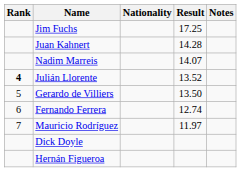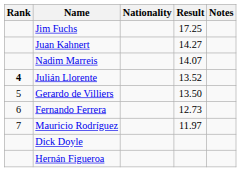(190, 45) 14.28 -> (190, 45) 14.27
(190, 110) 12.74 -> (190, 110) 12.73
